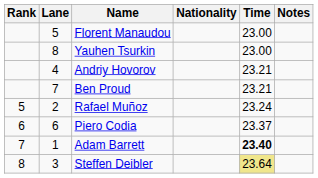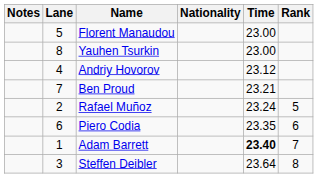columns swapped: (22, 13) <-> (294, 13)
(257, 70) 23.21 -> (261, 70) 23.12
(257, 126) 23.37 -> (261, 126) 23.35
(257, 164) khaki background -> (261, 164) no background
